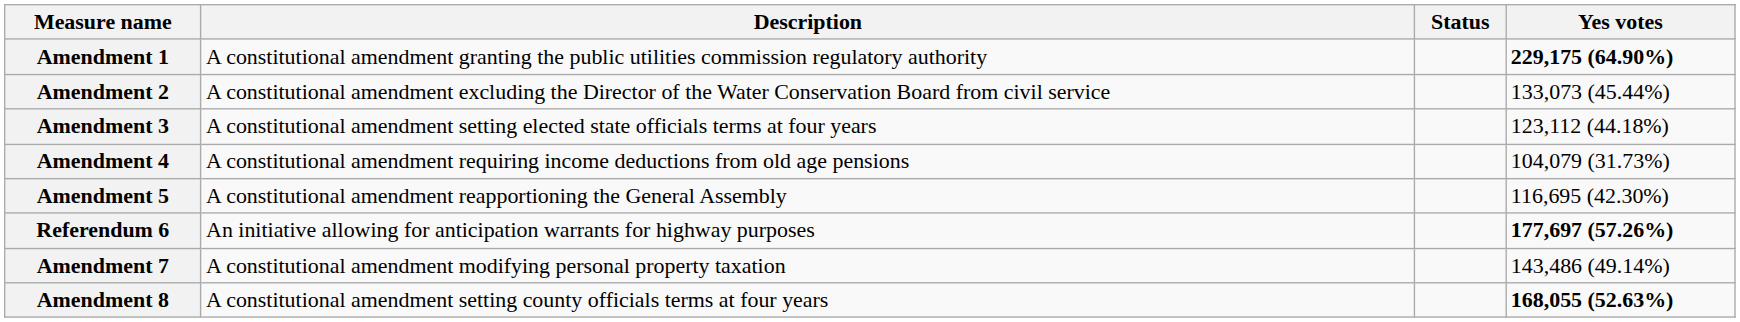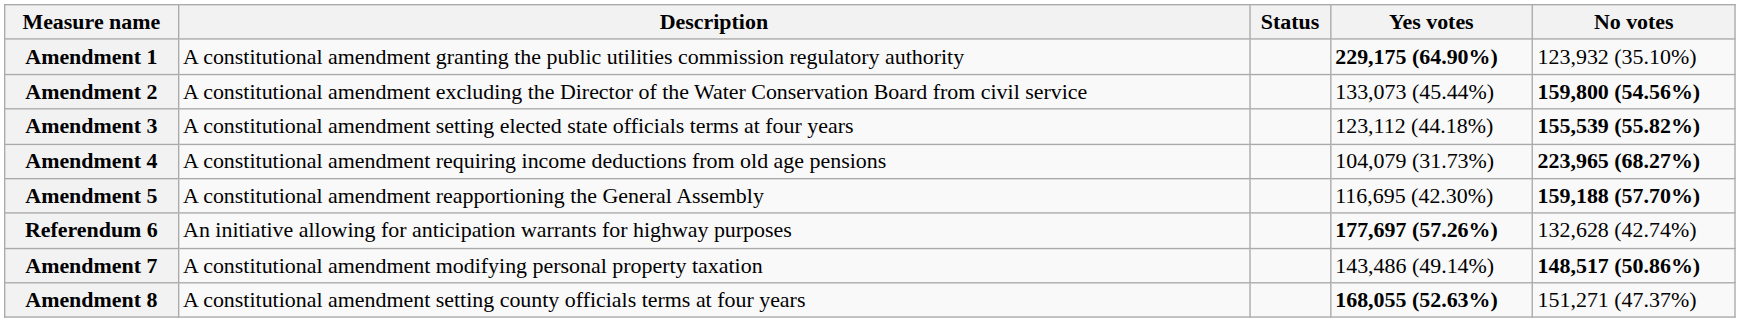+ column: (1634, 21)
